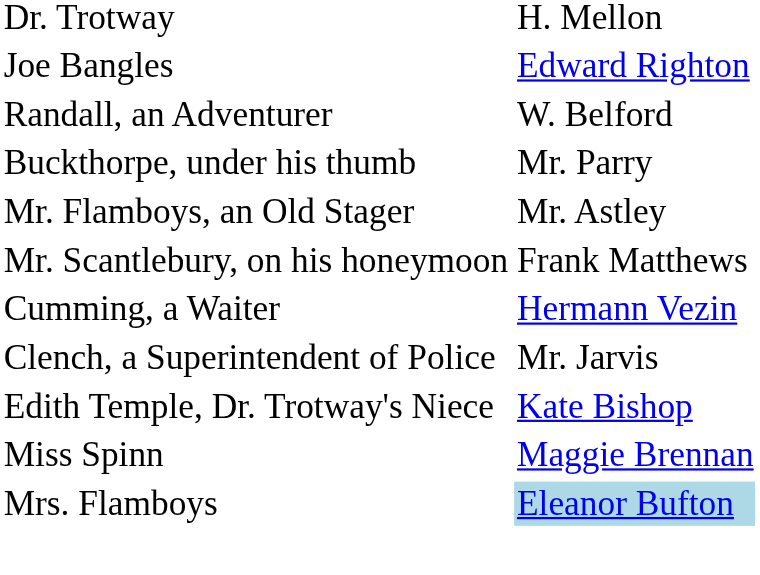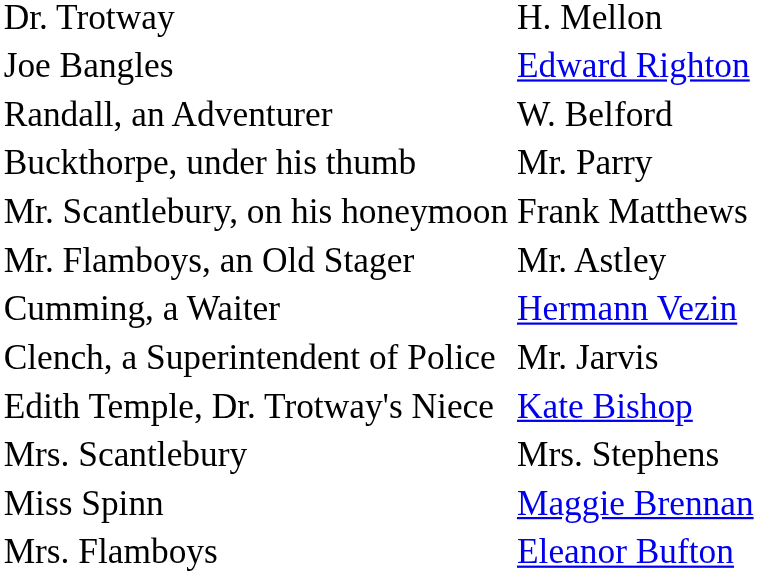rows swapped: (256, 260) <-> (209, 211)
+ row: (125, 454)
(625, 503) lightblue background -> (625, 551) no background
